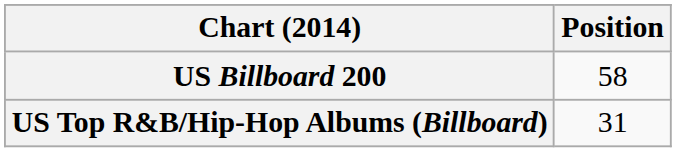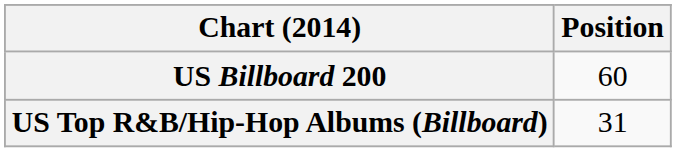(613, 75) 58 -> (613, 75) 60
